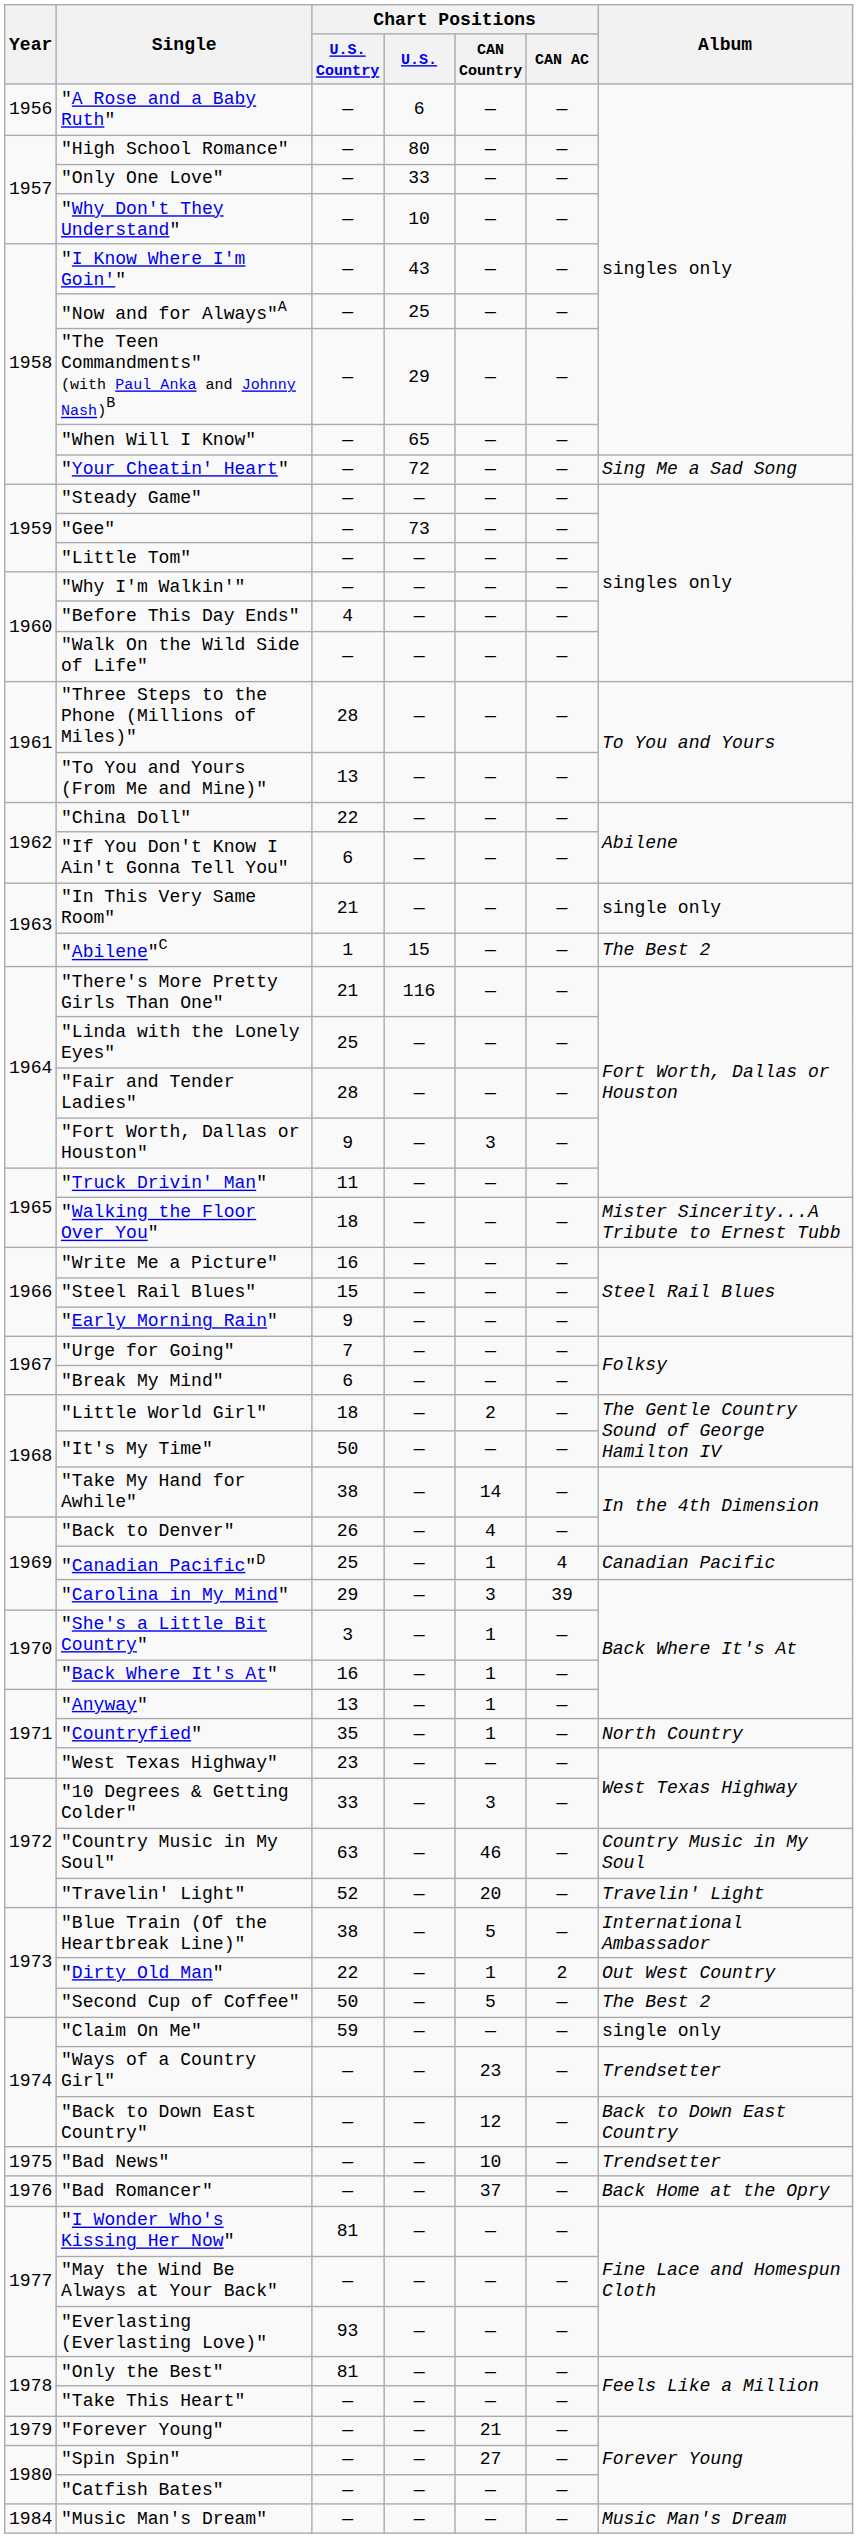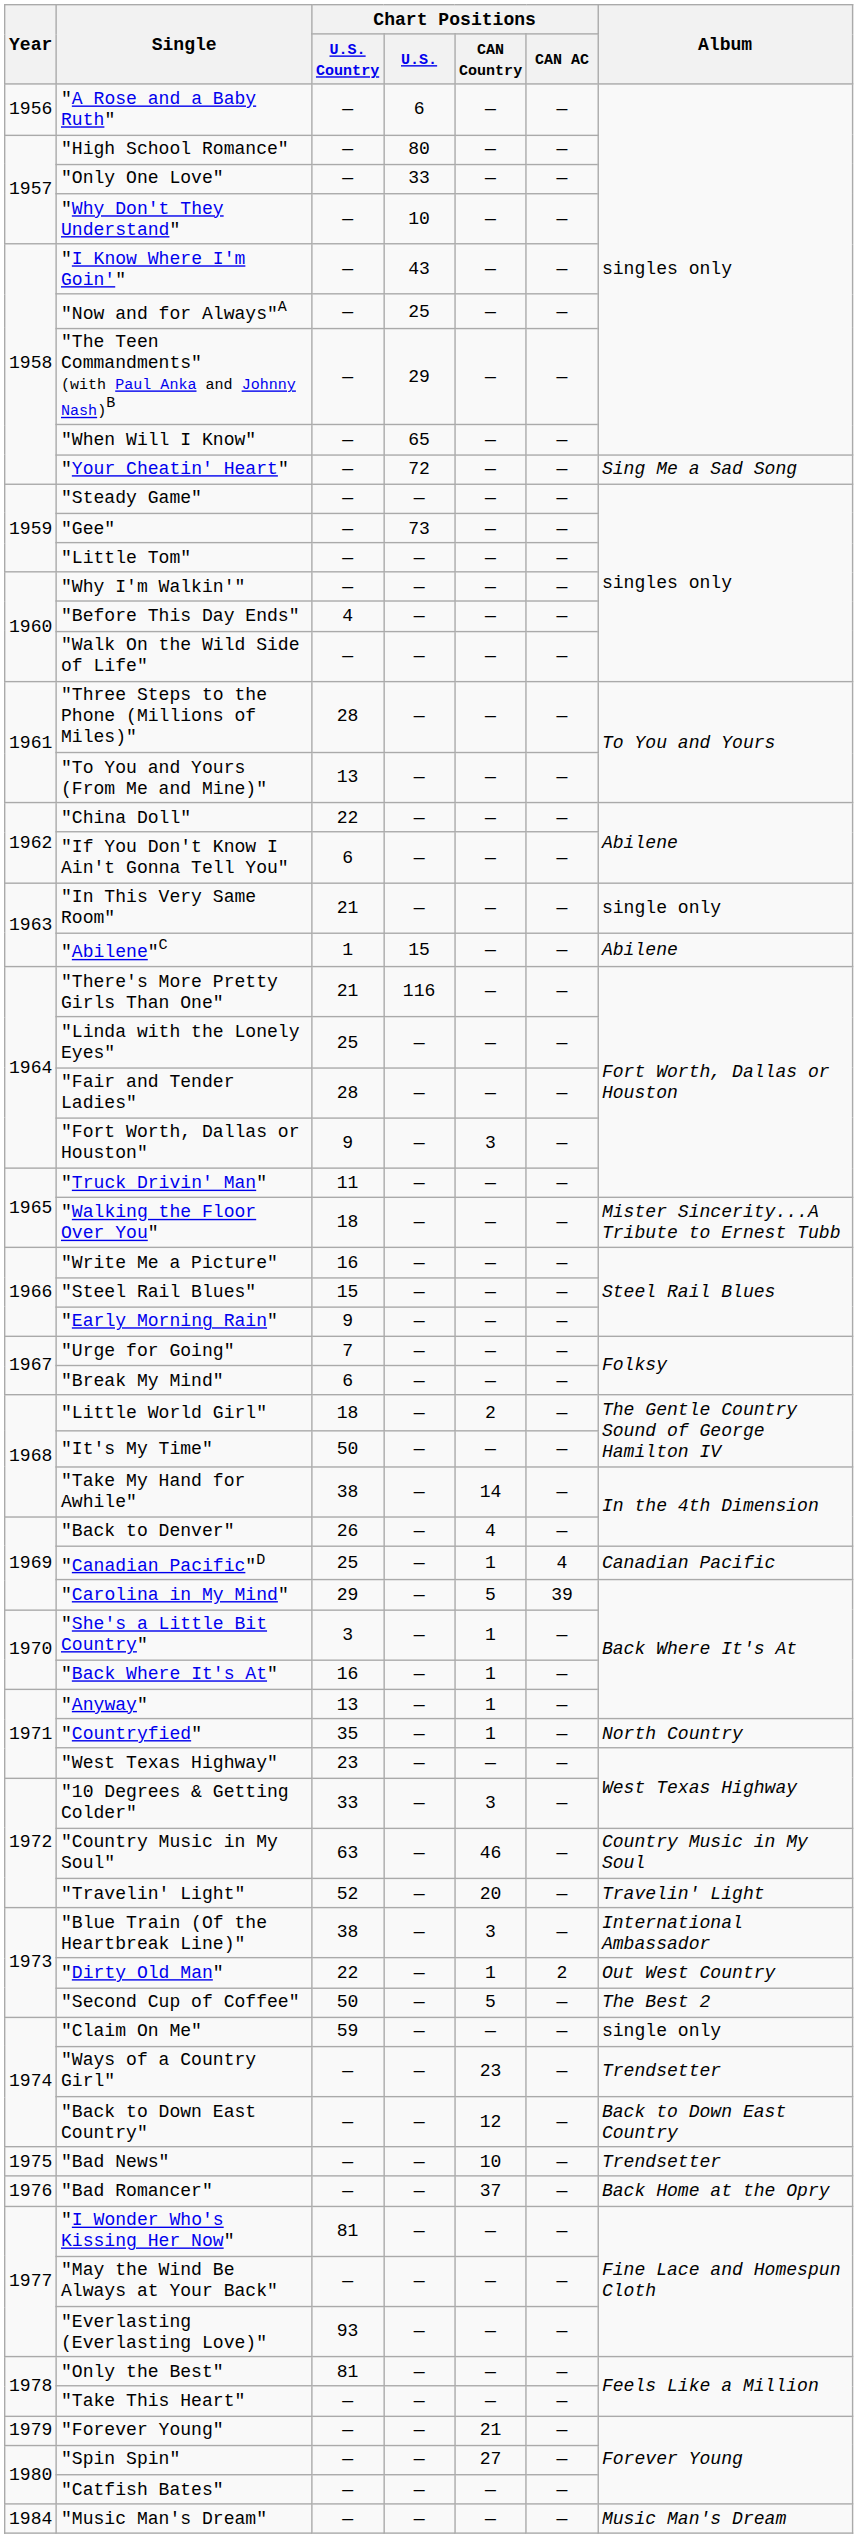(656, 950) The Best 2 -> (640, 950) Abilene
(491, 1595) 3 -> (491, 1595) 5
(491, 1933) 5 -> (491, 1933) 3
